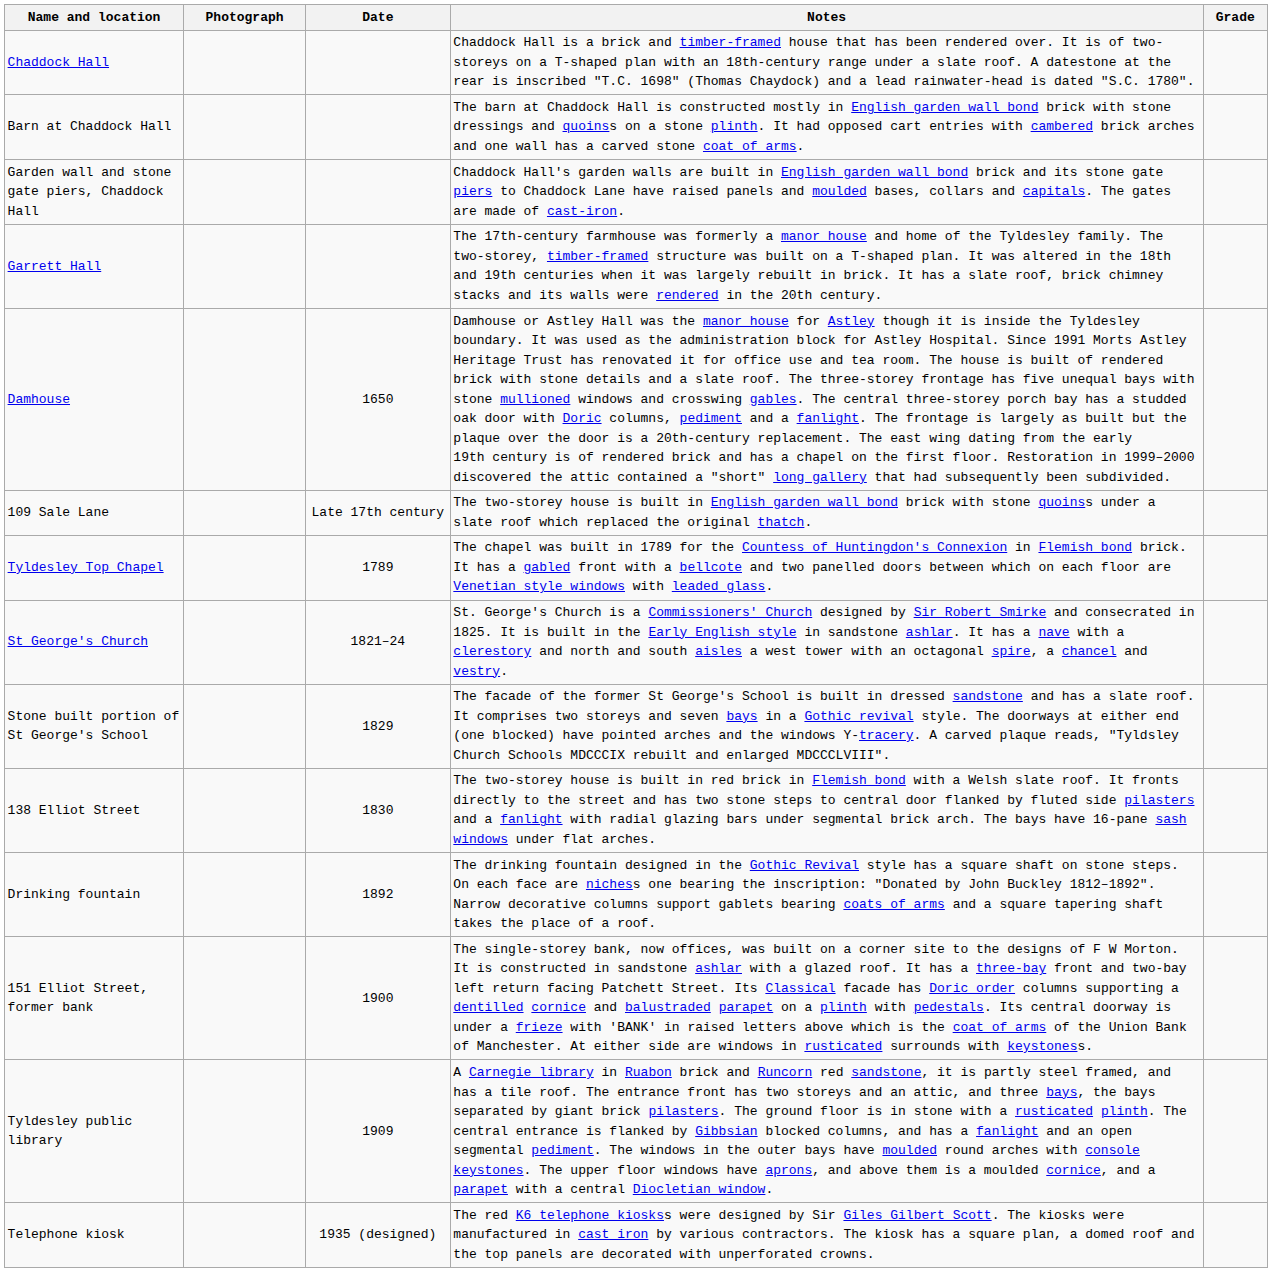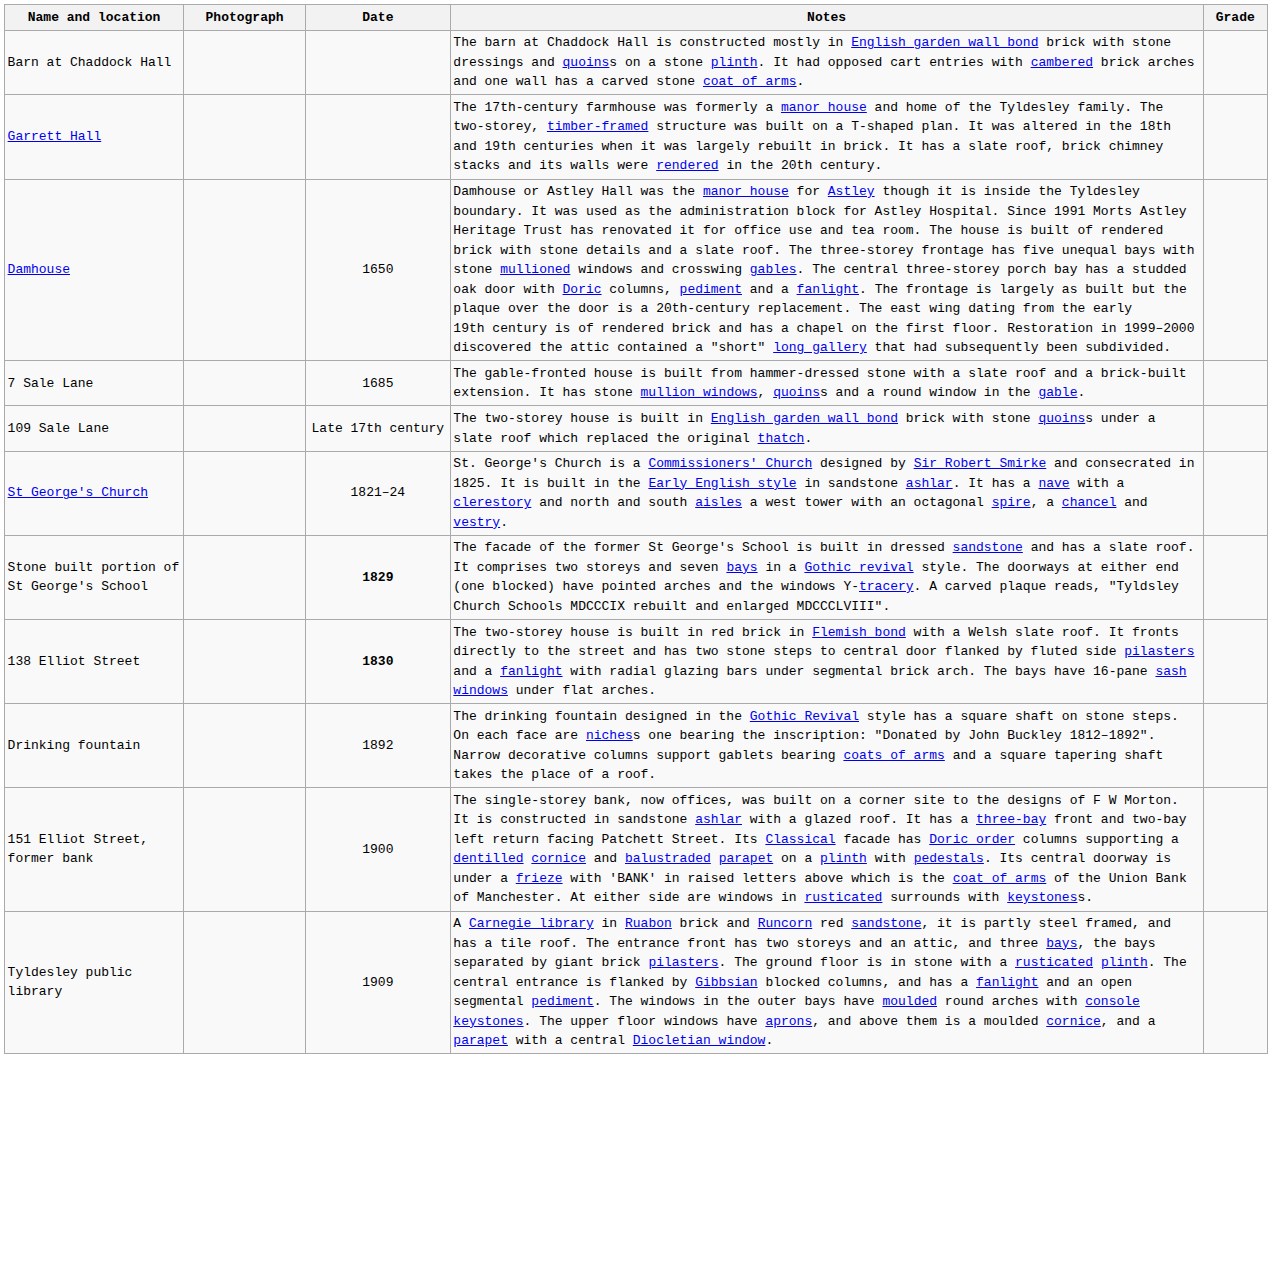- row: (58, 62)
- row: (90, 192)
+ row: (51, 383)
- row: (86, 567)
(378, 726) normal -> (378, 577) bold
(378, 810) normal -> (378, 661) bold
- row: (66, 1235)
